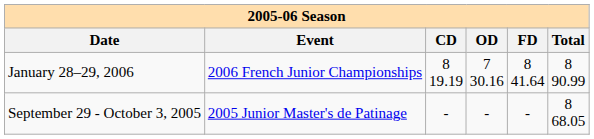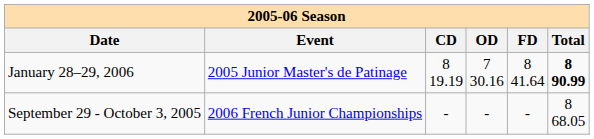(315, 72) 2006 French Junior Championships -> (307, 72) 2005 Junior Master's de Patinage
(568, 72) normal -> (568, 72) bold
(307, 113) 2005 Junior Master's de Patinage -> (315, 113) 2006 French Junior Championships
